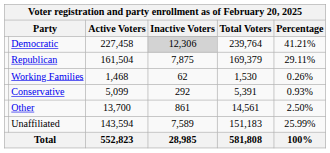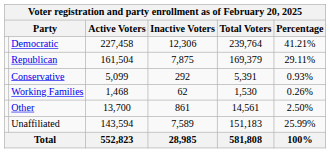(183, 44) lightgrey background -> (183, 44) no background
rows swapped: (38, 92) <-> (47, 76)
